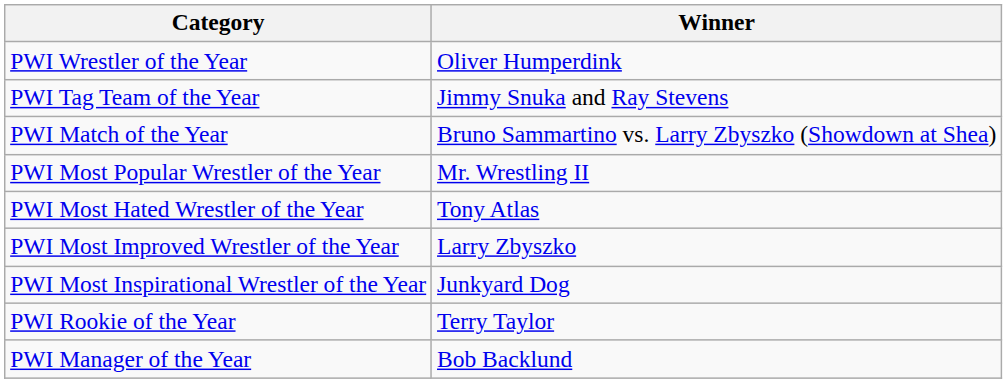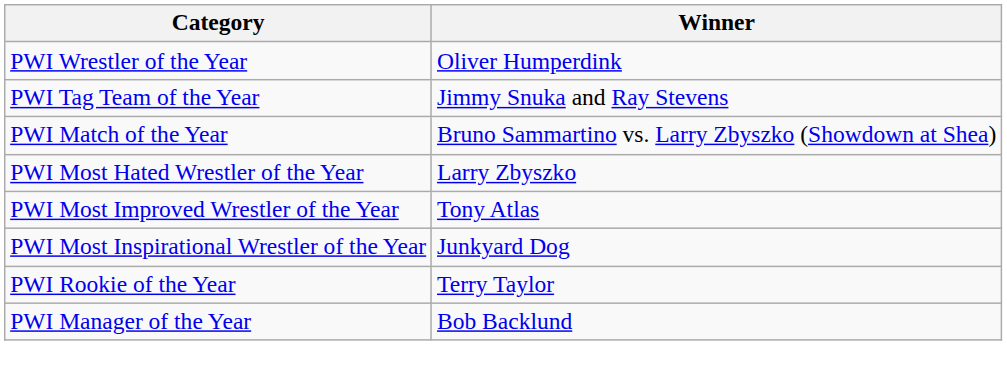- row: (195, 172)
(488, 209) Tony Atlas -> (507, 172) Larry Zbyszko
(507, 246) Larry Zbyszko -> (488, 209) Tony Atlas
